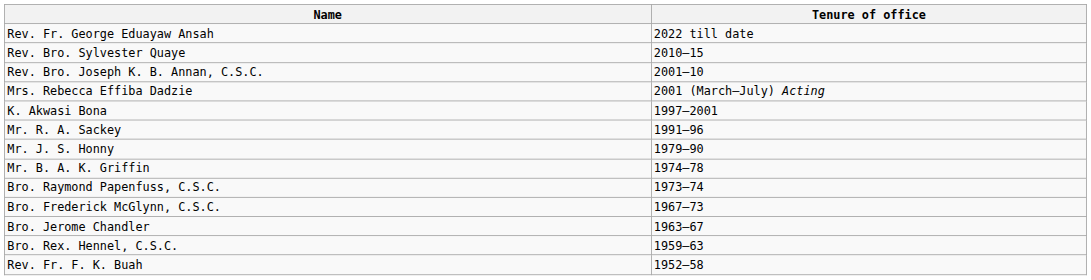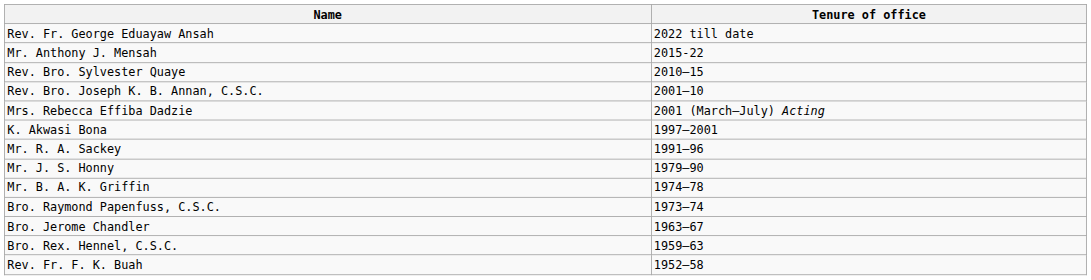+ row: (82, 53)
- row: (114, 207)
